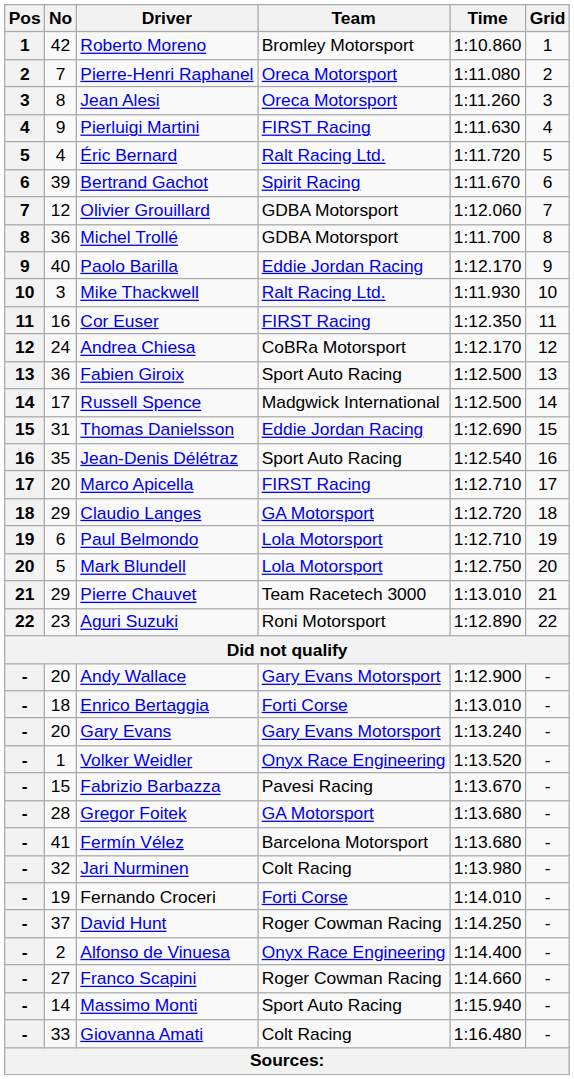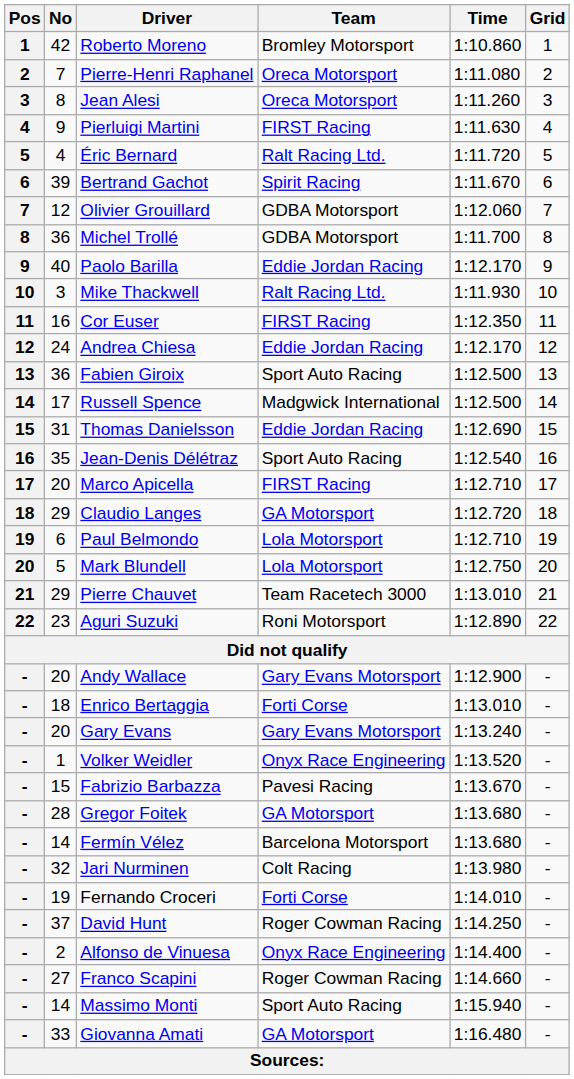(334, 347) CoBRa Motorsport -> (342, 347) Eddie Jordan Racing
(61, 841) 41 -> (61, 841) 14
(307, 1033) Colt Racing -> (318, 1033) GA Motorsport
